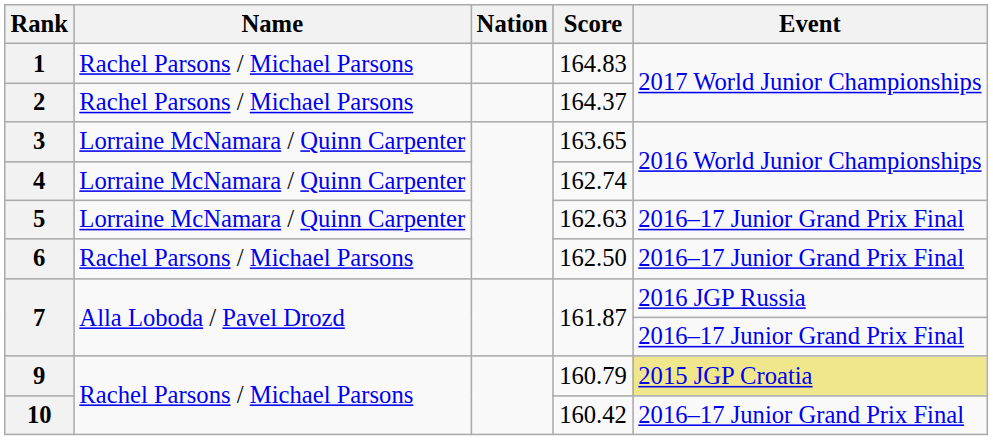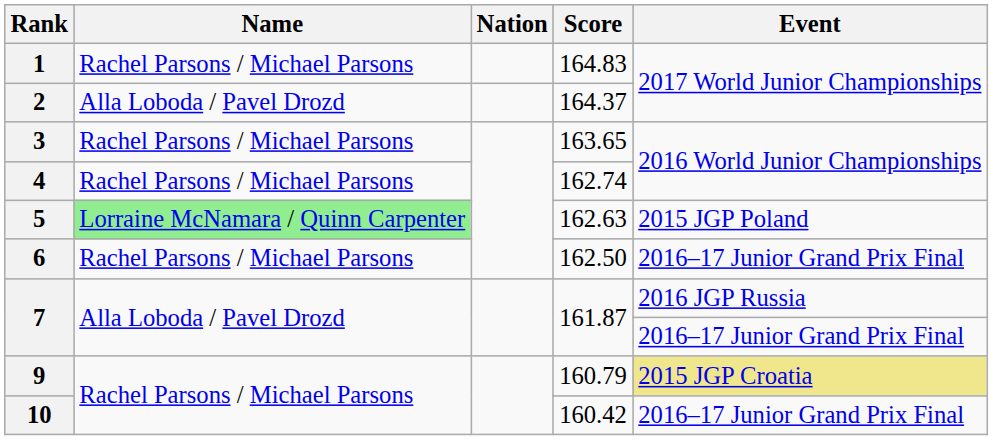(246, 102) Rachel Parsons / Michael Parsons -> (212, 102) Alla Loboda / Pavel Drozd
(272, 141) Lorraine McNamara / Quinn Carpenter -> (246, 141) Rachel Parsons / Michael Parsons
(272, 180) Lorraine McNamara / Quinn Carpenter -> (246, 180) Rachel Parsons / Michael Parsons
(272, 219) no background -> (272, 219) lightgreen background
(801, 219) 2016–17 Junior Grand Prix Final -> (723, 219) 2015 JGP Poland
